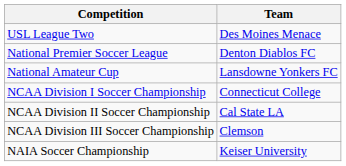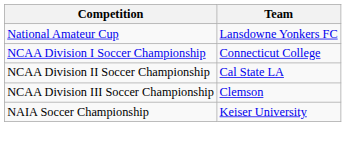- row: (51, 33)
- row: (87, 53)
